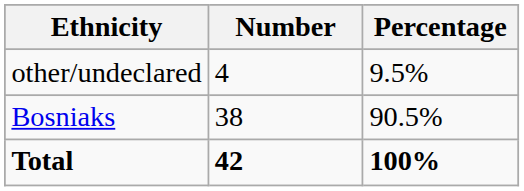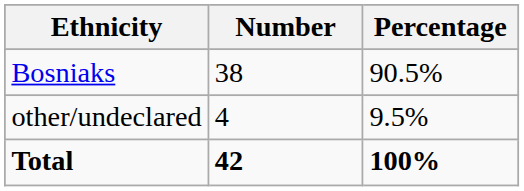rows swapped: (63, 116) <-> (107, 71)
